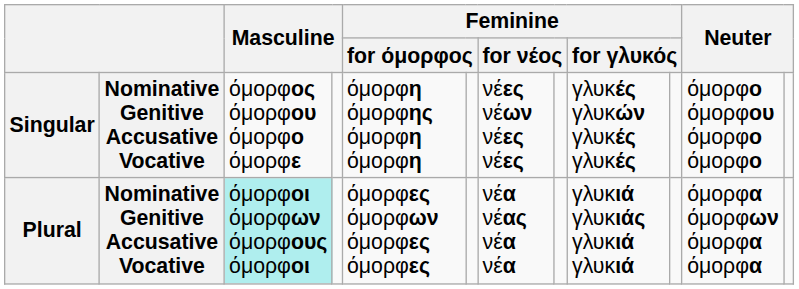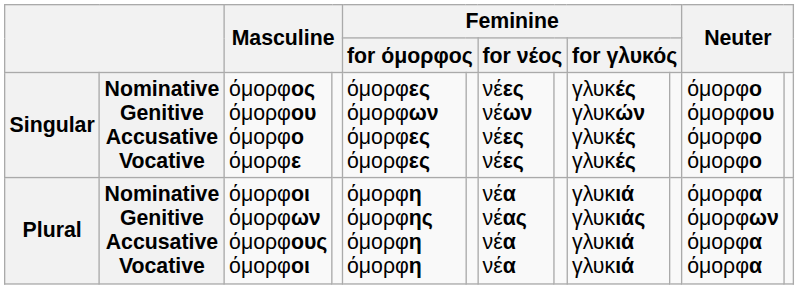(390, 124) όμορφη όμορφης όμορφη όμορφη -> (393, 124) όμορφες όμορφων όμορφες όμορφες
(278, 230) paleturquoise background -> (278, 230) no background
(393, 230) όμορφες όμορφων όμορφες όμορφες -> (390, 230) όμορφη όμορφης όμορφη όμορφη
